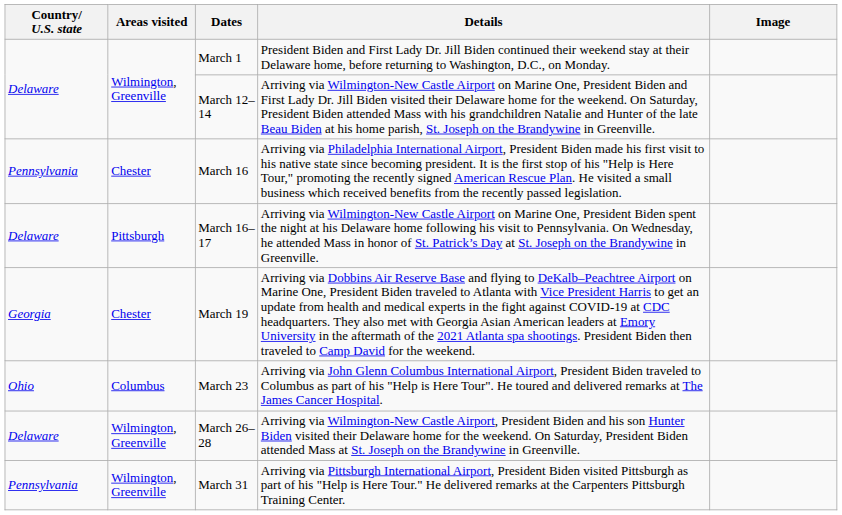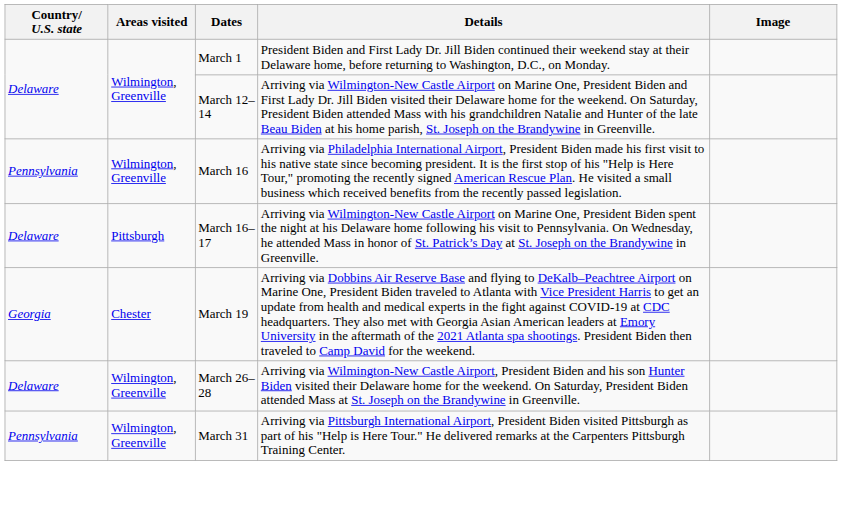(131, 171) Chester -> (144, 171) Wilmington, Greenville
- row: (223, 385)
